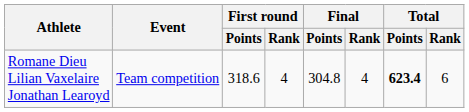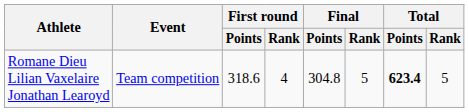(364, 79) 4 -> (364, 79) 5
(445, 79) 6 -> (445, 79) 5
